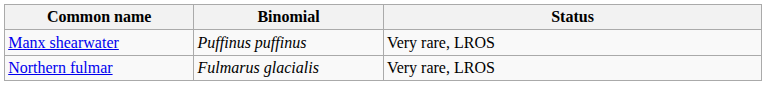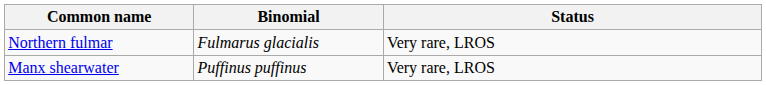rows swapped: (60, 67) <-> (64, 42)
